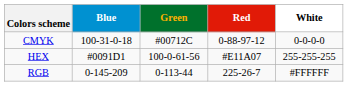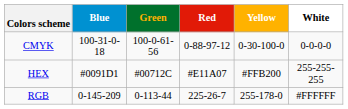+ column: (261, 18)
(174, 40) #00712C -> (153, 46) 100-0-61-56
(174, 56) 100-0-61-56 -> (153, 73) #00712C
